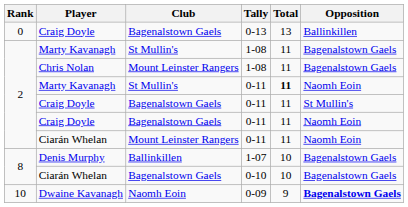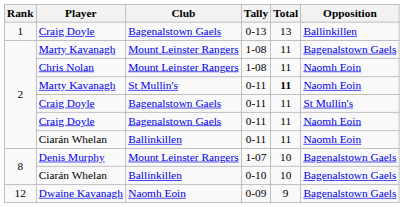(20, 31) 0 -> (20, 31) 1
(153, 49) St Mullin's -> (183, 49) Mount Leinster Rangers
(350, 67) Bagenalstown Gaels -> (332, 67) Naomh Eoin
(183, 139) Mount Leinster Rangers -> (155, 139) Ballinkillen
(155, 157) Ballinkillen -> (183, 157) Mount Leinster Rangers
(175, 175) Bagenalstown Gaels -> (155, 175) Ballinkillen
(20, 193) 10 -> (20, 193) 12
(352, 193) bold -> (350, 193) normal
